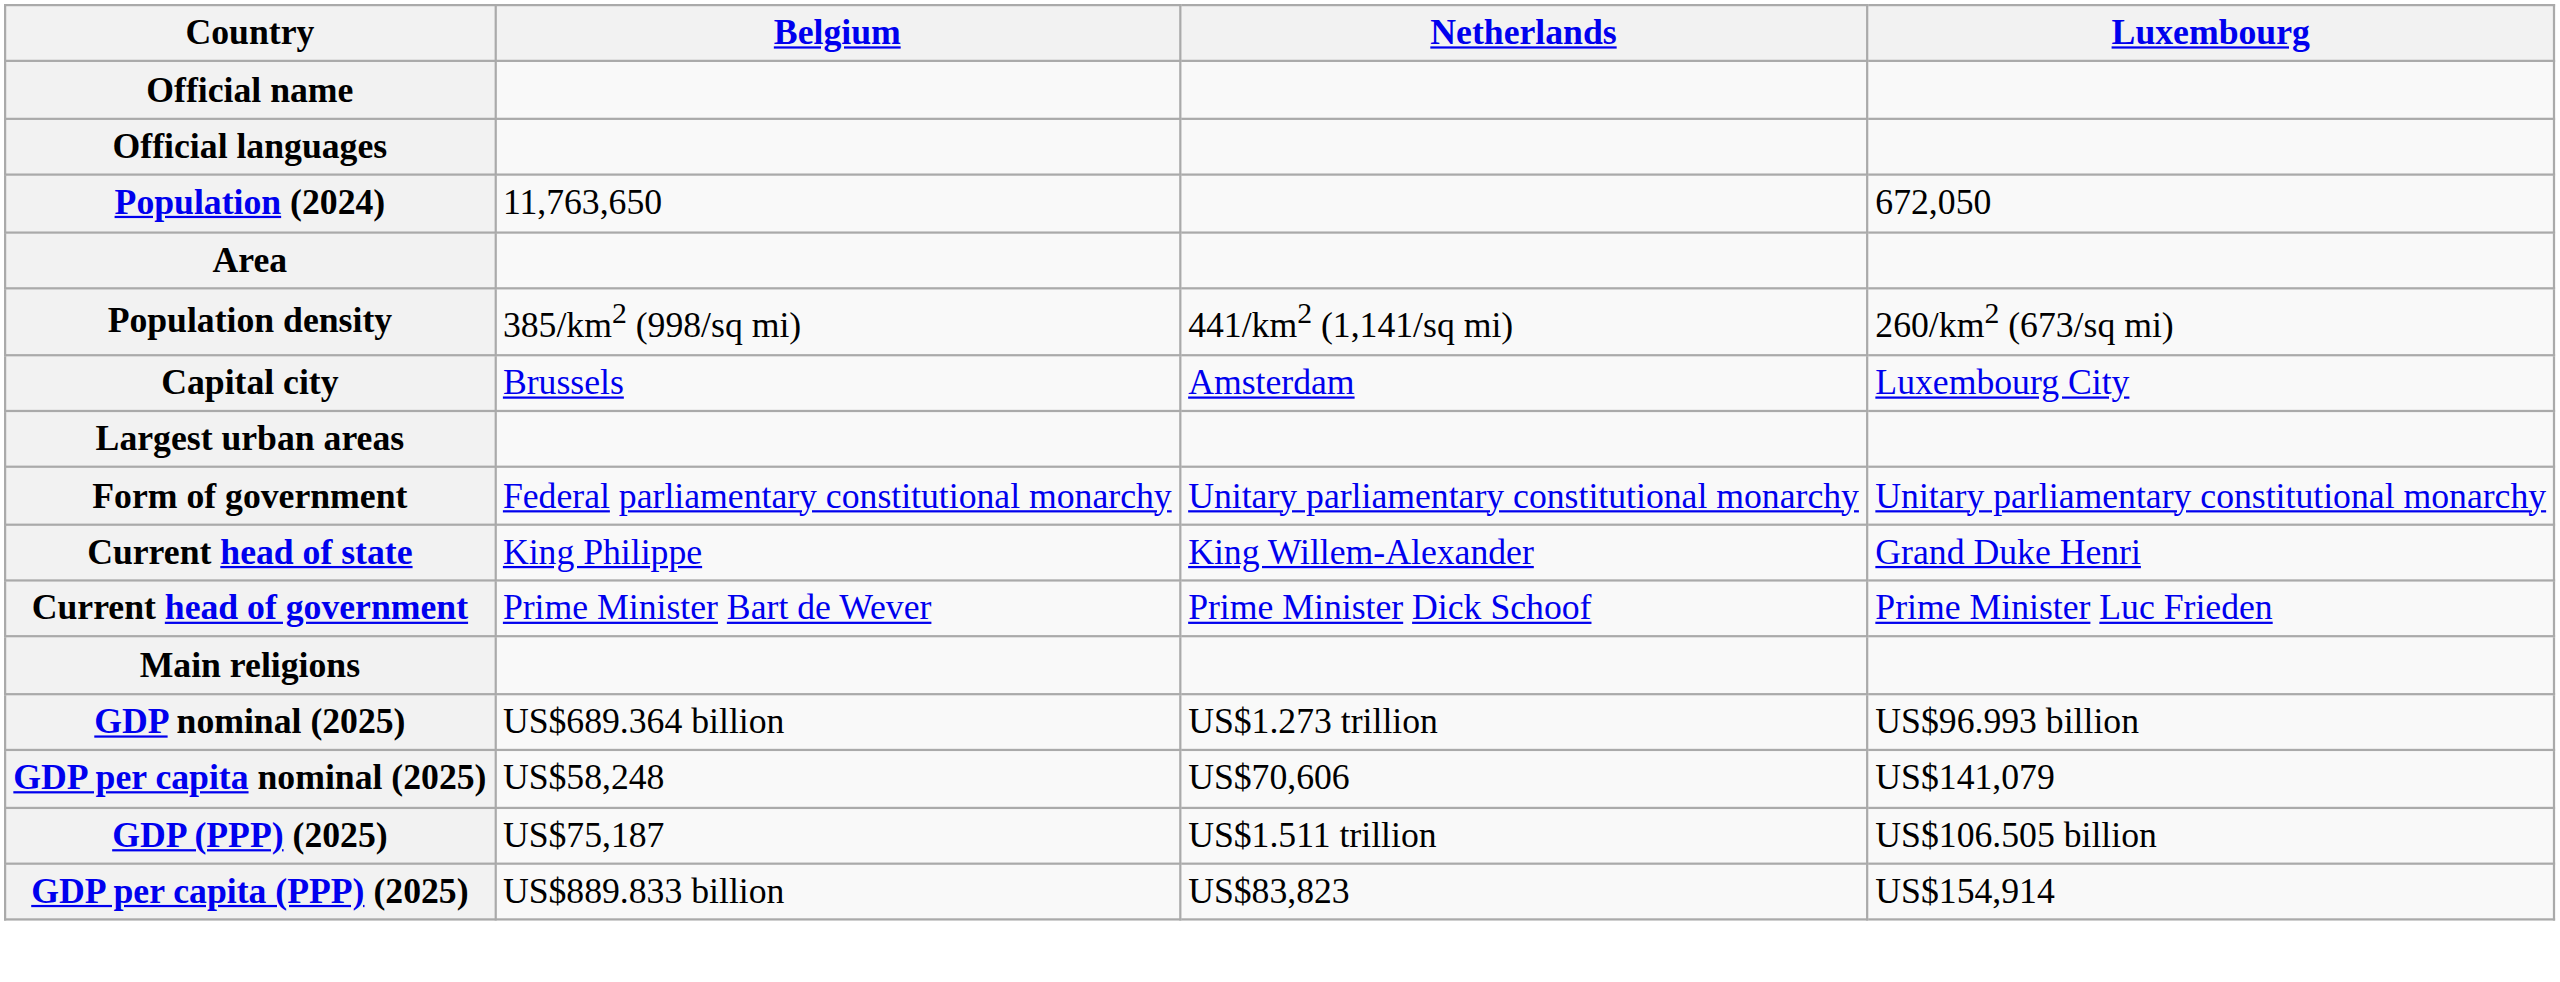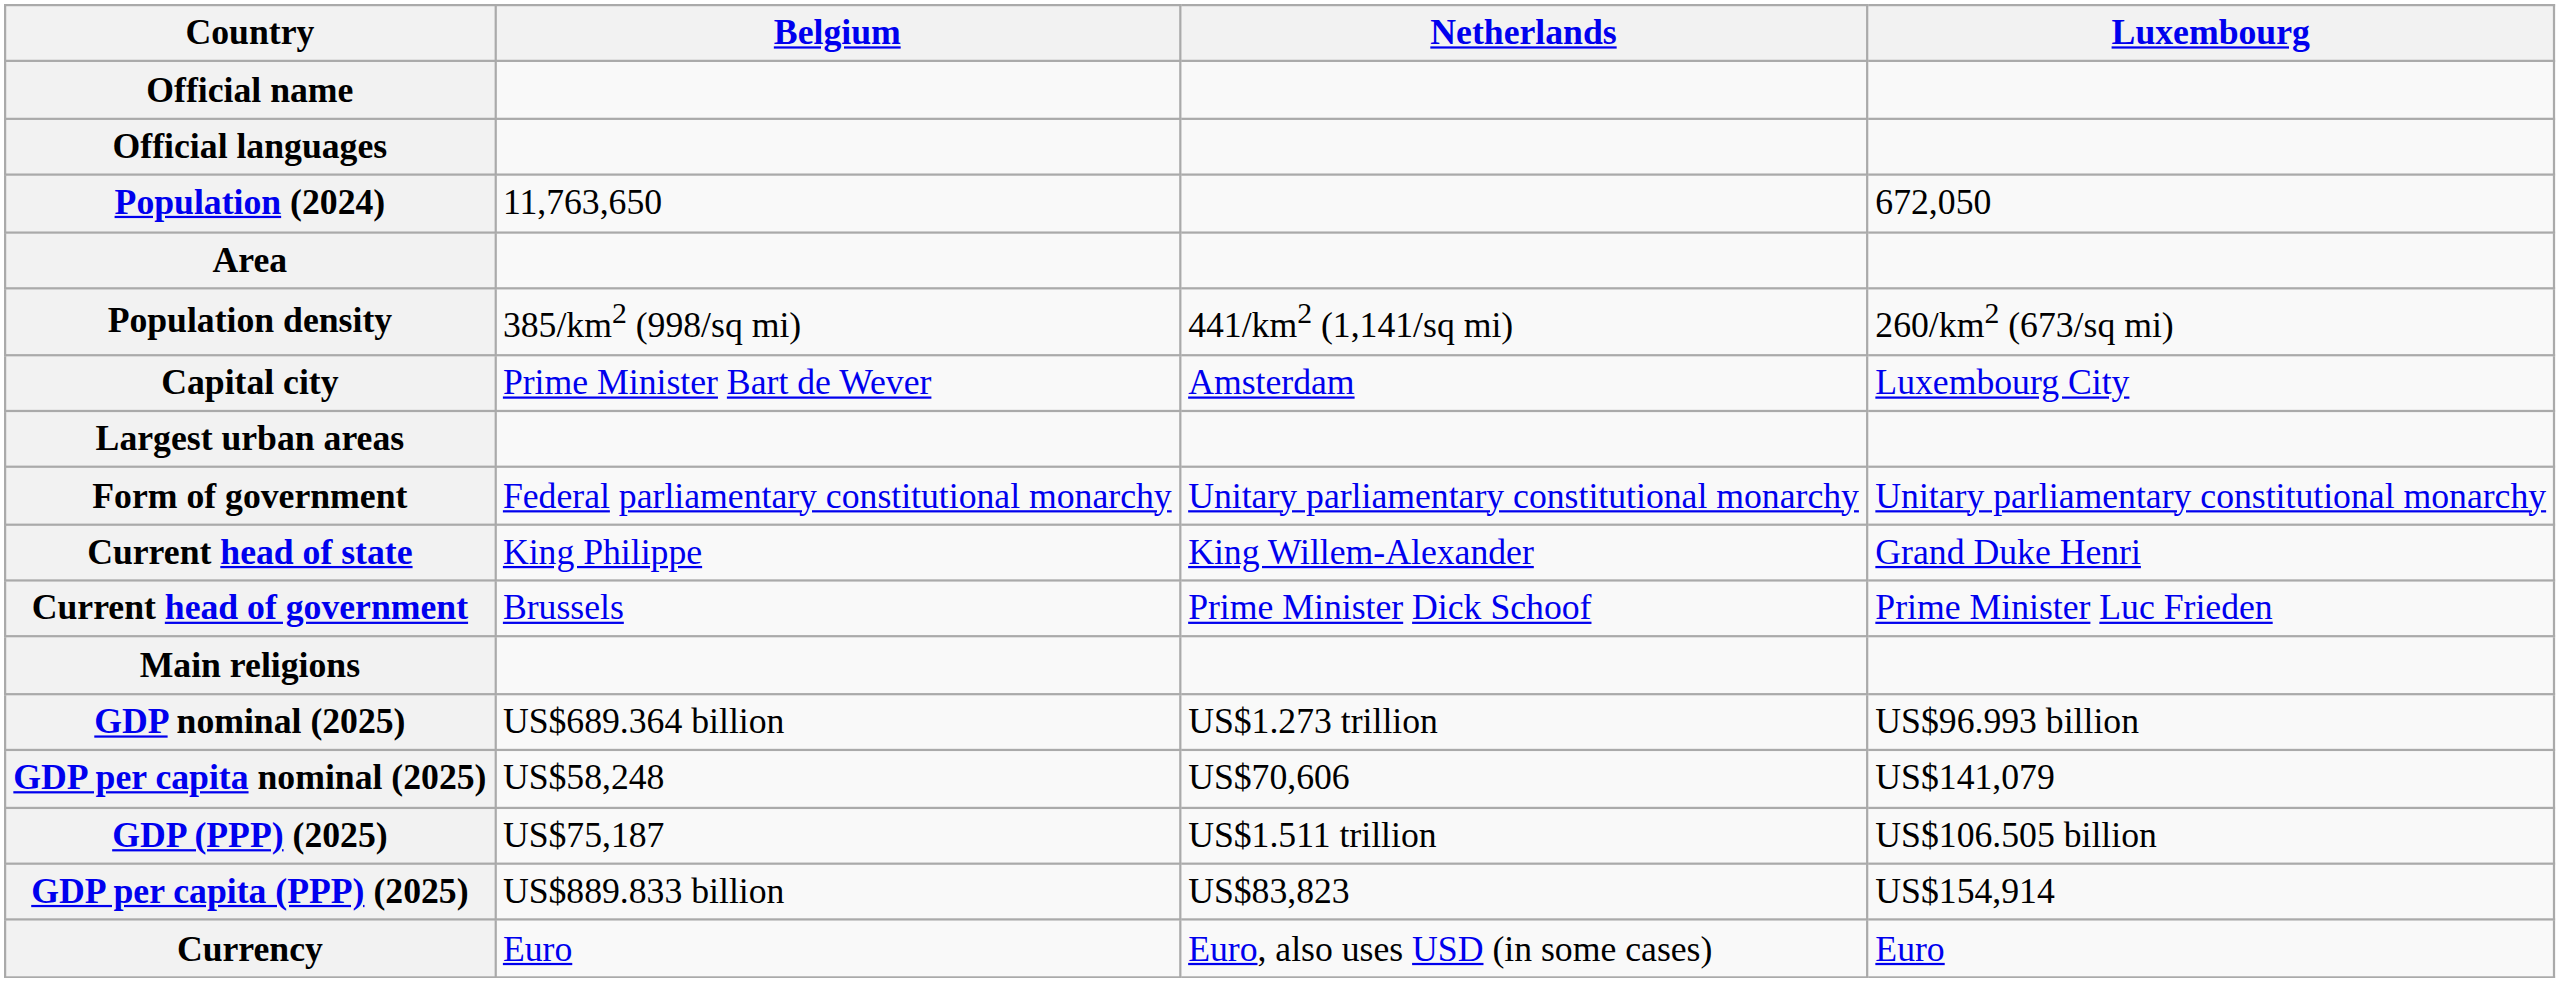(563, 381) Brussels -> (717, 381) Prime Minister Bart de Wever
(717, 608) Prime Minister Bart de Wever -> (563, 608) Brussels
+ row: (250, 947)
